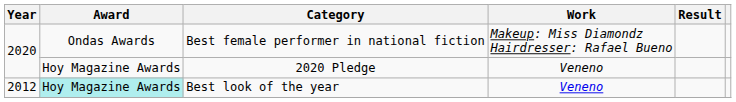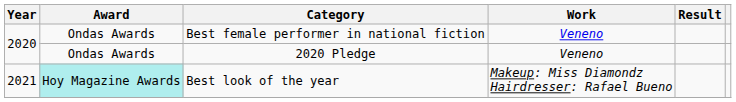(581, 41) Makeup: Miss Diamondz Hairdresser: Rafael Bueno -> (581, 34) Veneno
(111, 68) Hoy Magazine Awards -> (111, 54) Ondas Awards
(22, 87) 2012 -> (22, 80) 2021
(581, 87) Veneno -> (581, 80) Makeup: Miss Diamondz Hairdresser: Rafael Bueno
